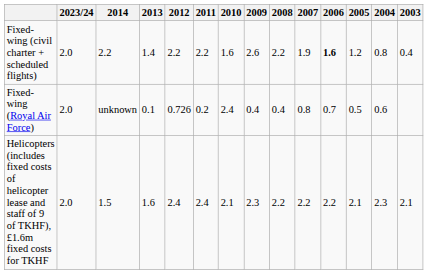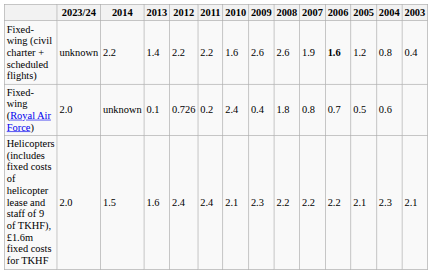(66, 52) 2.0 -> (79, 52) unknown
(278, 52) 2.2 -> (283, 52) 2.6
(278, 110) 0.4 -> (283, 110) 1.8
